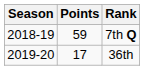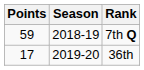columns swapped: (31, 14) <-> (80, 14)
